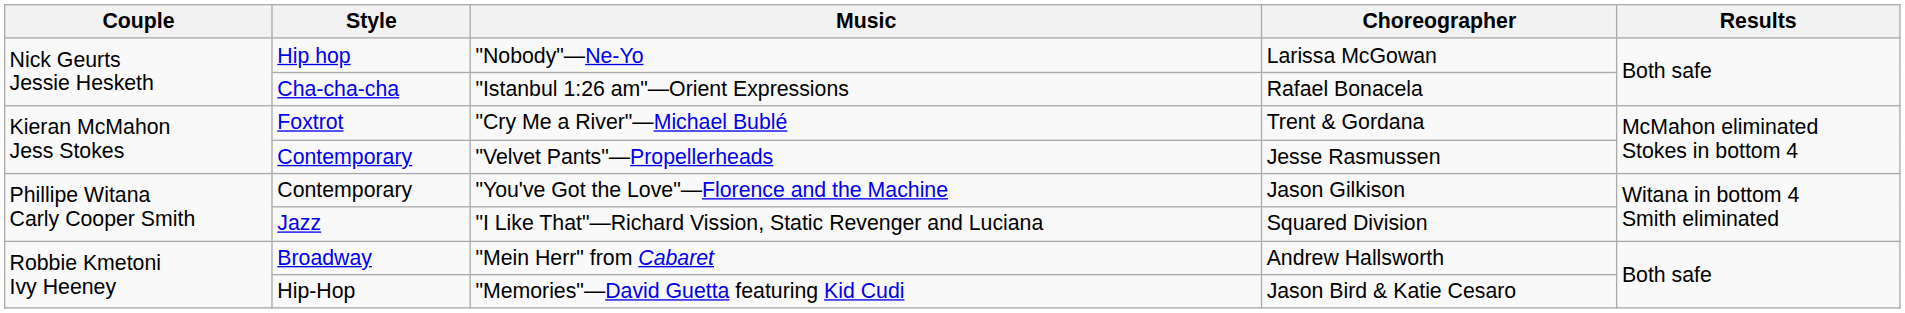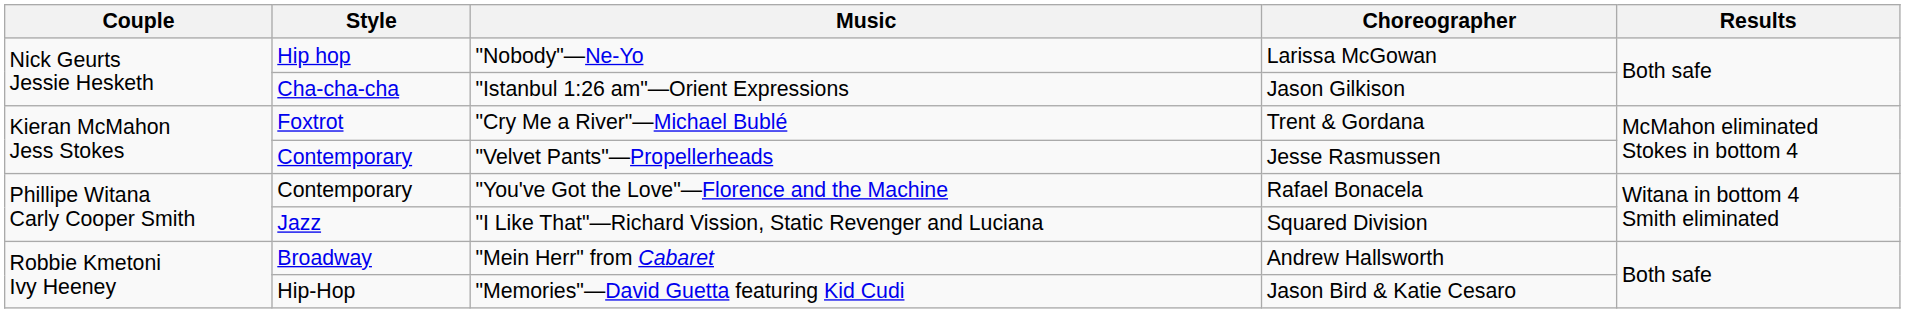(1345, 88) Rafael Bonacela -> (1336, 88) Jason Gilkison
(1336, 190) Jason Gilkison -> (1345, 190) Rafael Bonacela
